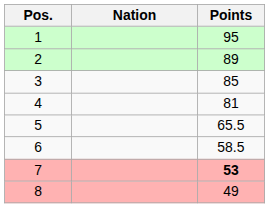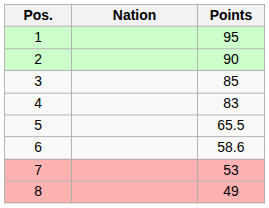(231, 59) 89 -> (231, 59) 90
(231, 103) 81 -> (231, 103) 83
(231, 147) 58.5 -> (231, 147) 58.6
(231, 170) bold -> (231, 170) normal
